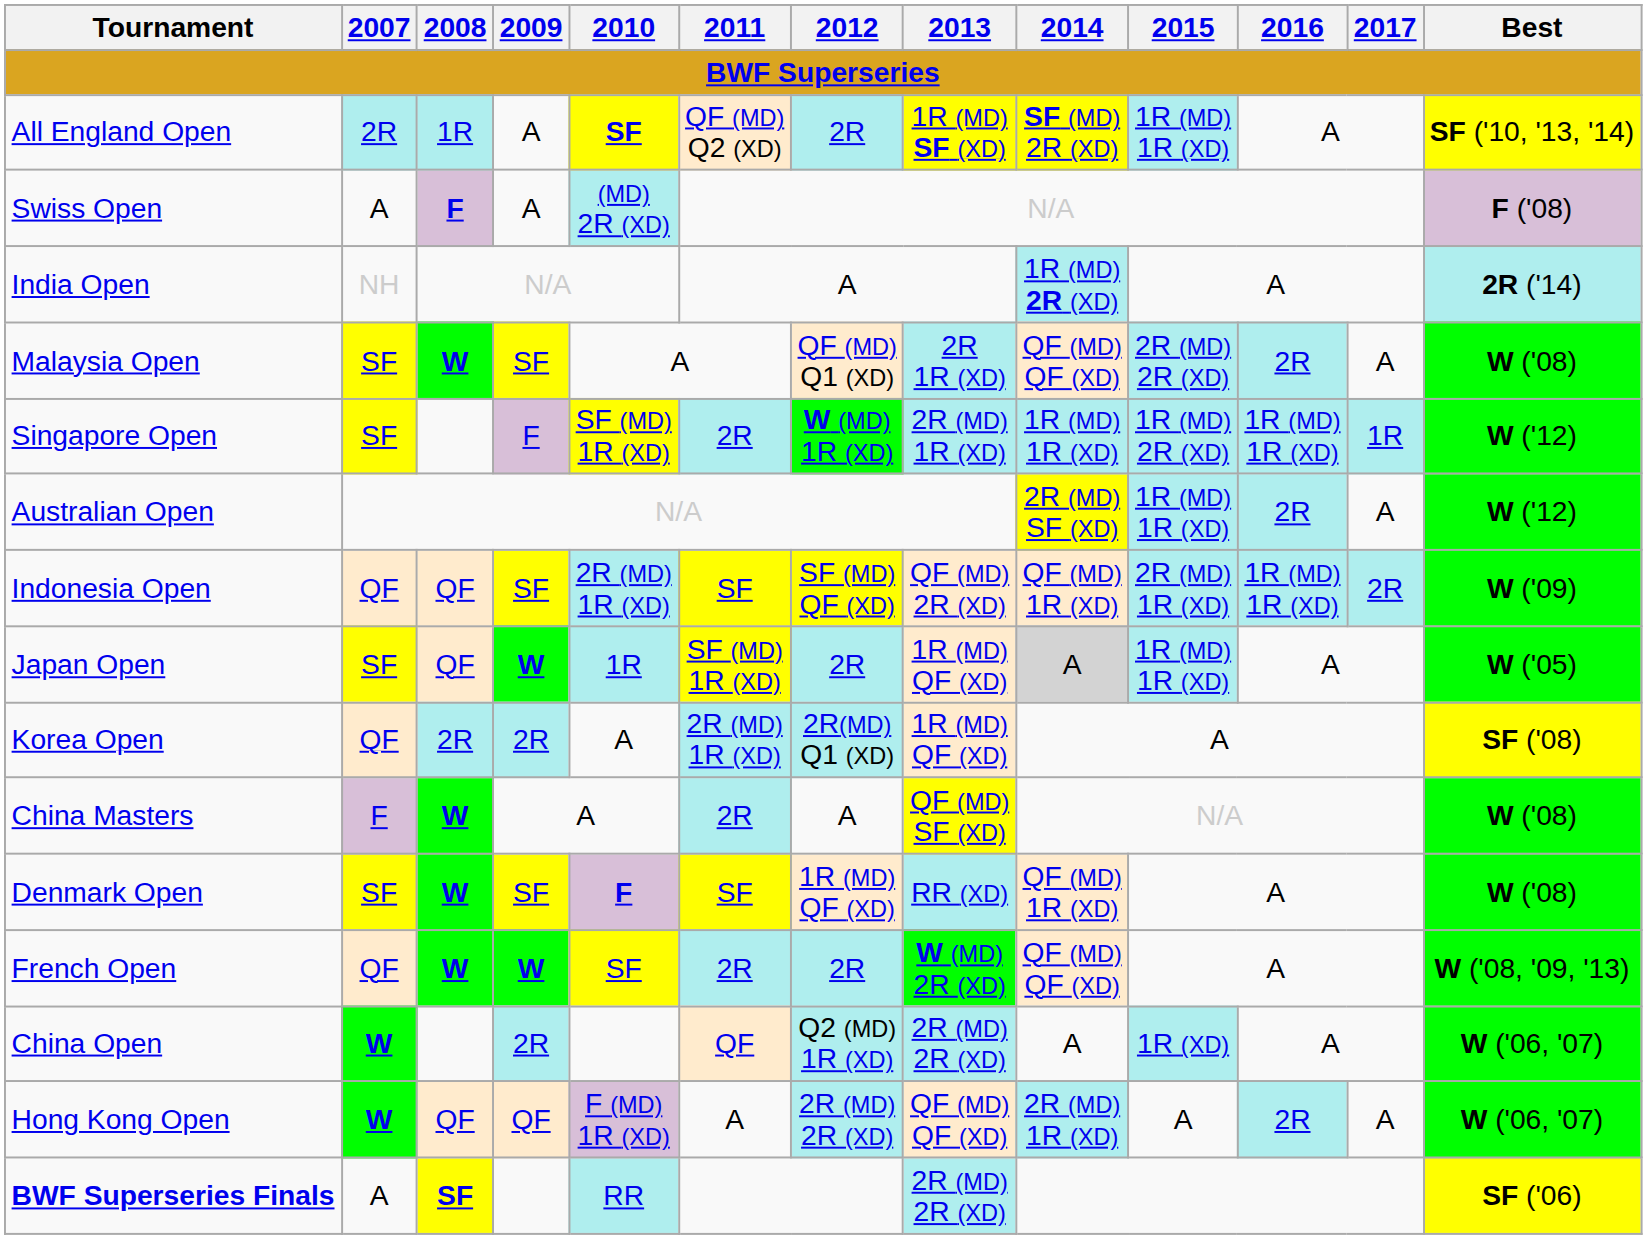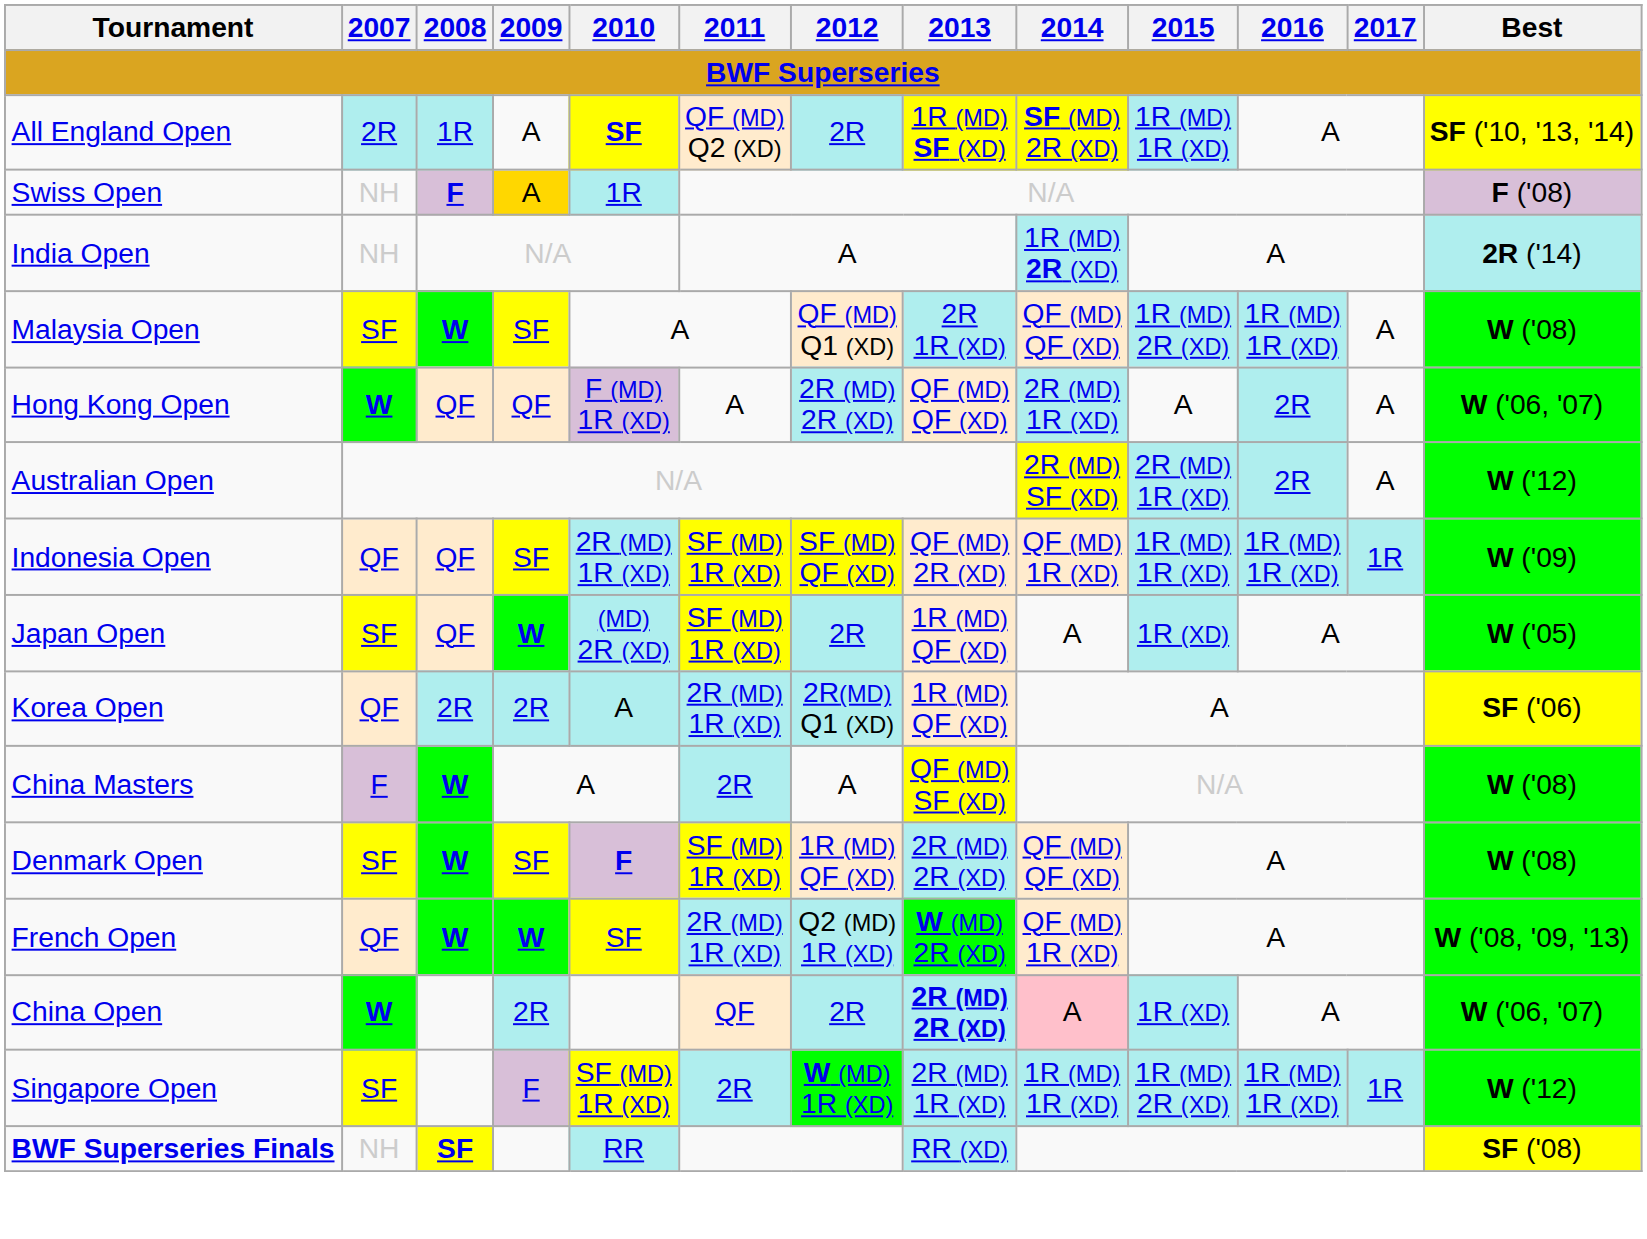(379, 208) A -> (379, 193) NH
(531, 208) no background -> (531, 193) gold background
(624, 208) (MD) 2R (XD) -> (624, 193) 1R
(1183, 360) 2R (MD) 2R (XD) -> (1183, 329) 1R (MD) 2R (XD)
(1292, 360) 2R -> (1292, 329) 1R (MD) 1R (XD)
rows swapped: (114, 436) <-> (121, 1120)
(1183, 512) 1R (MD) 1R (XD) -> (1183, 481) 2R (MD) 1R (XD)
(735, 588) SF -> (735, 557) SF (MD) 1R (XD)
(1183, 588) 2R (MD) 1R (XD) -> (1183, 557) 1R (MD) 1R (XD)
(1385, 588) 2R -> (1385, 557) 1R
(624, 664) 1R -> (624, 633) (MD) 2R (XD)
(1072, 664) lightgrey background -> (1072, 633) no background
(1183, 664) 1R (MD) 1R (XD) -> (1183, 633) 1R (XD)
(624, 740) no background -> (624, 709) paleturquoise background
(1532, 740) SF ('08) -> (1532, 709) SF ('06)
(735, 892) SF -> (735, 861) SF (MD) 1R (XD)
(960, 892) RR (XD) -> (960, 861) 2R (MD) 2R (XD)
(1072, 892) QF (MD) 1R (XD) -> (1072, 861) QF (MD) QF (XD)
(735, 968) 2R -> (735, 937) 2R (MD) 1R (XD)
(847, 968) 2R -> (847, 937) Q2 (MD) 1R (XD)
(1072, 968) QF (MD) QF (XD) -> (1072, 937) QF (MD) 1R (XD)
(847, 1044) Q2 (MD) 1R (XD) -> (847, 1013) 2R
(960, 1044) normal -> (960, 1013) bold
(1072, 1044) no background -> (1072, 1013) pink background
(379, 1196) A -> (379, 1149) NH
(960, 1196) 2R (MD) 2R (XD) -> (960, 1149) RR (XD)
(1532, 1196) SF ('06) -> (1532, 1149) SF ('08)
